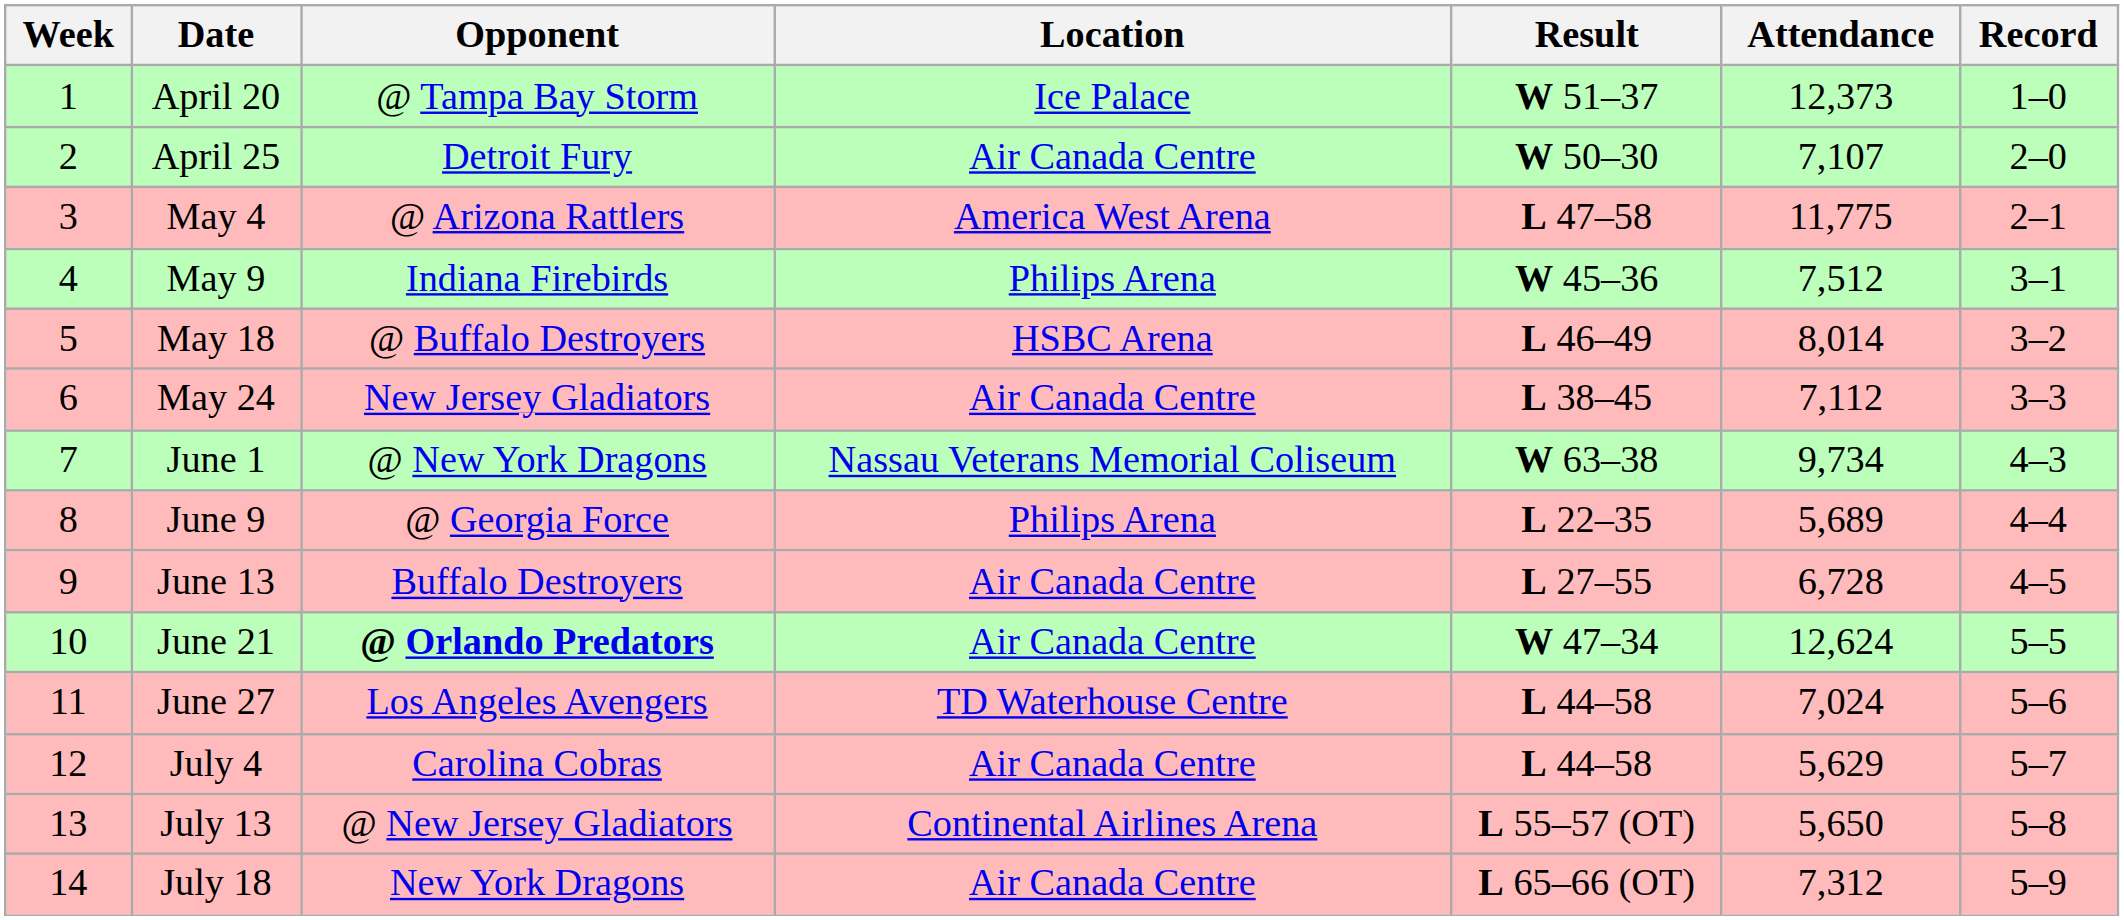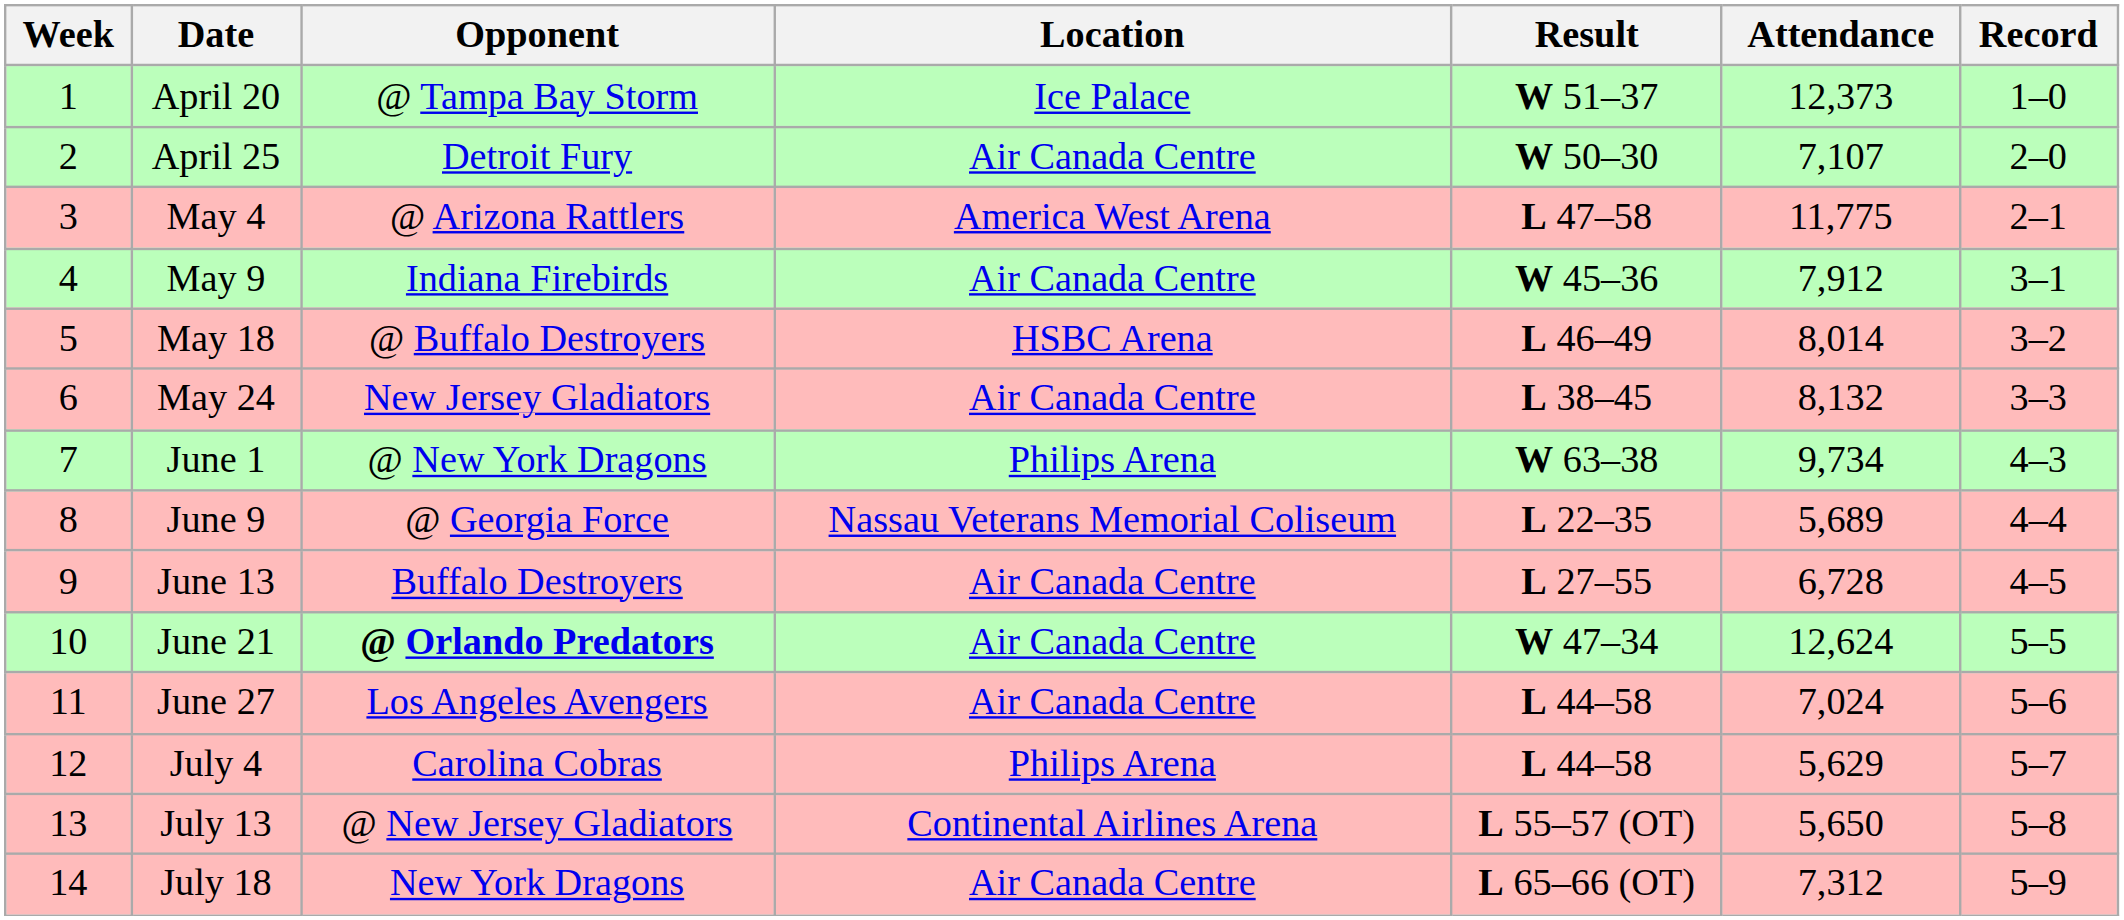(1112, 277) Philips Arena -> (1112, 277) Air Canada Centre
(1841, 277) 7,512 -> (1841, 277) 7,912
(1841, 398) 7,112 -> (1841, 398) 8,132
(1112, 459) Nassau Veterans Memorial Coliseum -> (1112, 459) Philips Arena
(1112, 519) Philips Arena -> (1112, 519) Nassau Veterans Memorial Coliseum
(1112, 701) TD Waterhouse Centre -> (1112, 701) Air Canada Centre
(1112, 762) Air Canada Centre -> (1112, 762) Philips Arena
